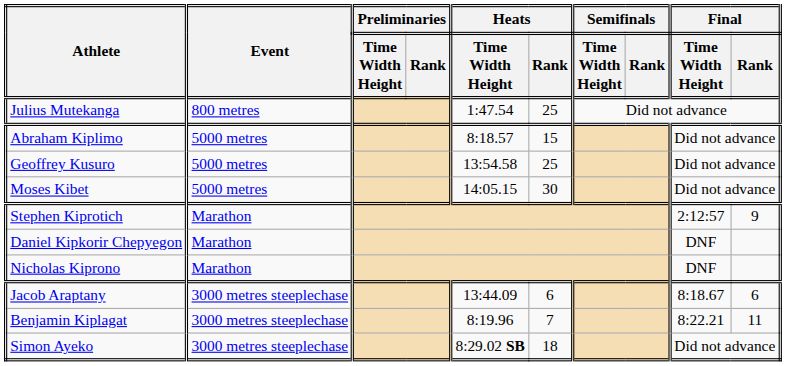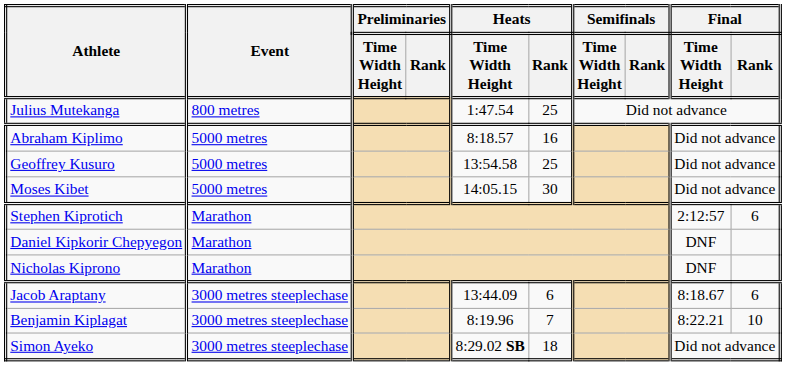(550, 138) 15 -> (550, 138) 16
(755, 217) 9 -> (755, 217) 6
(755, 320) 11 -> (755, 320) 10
